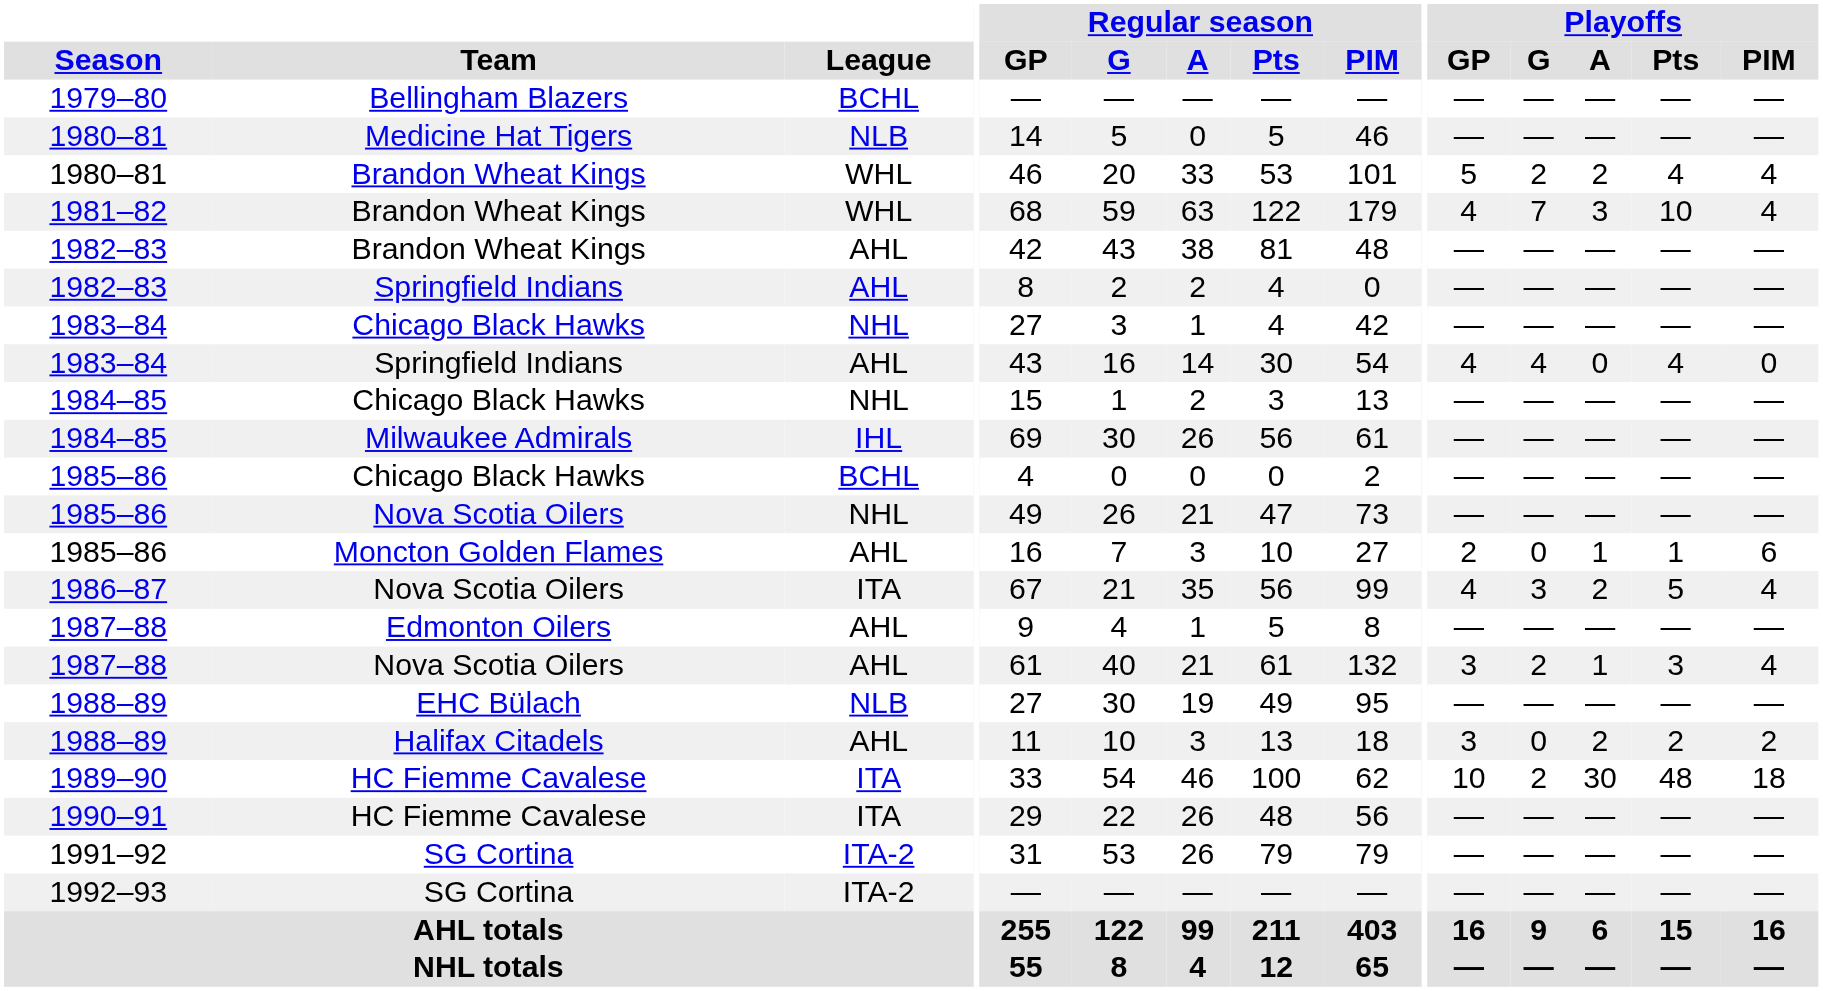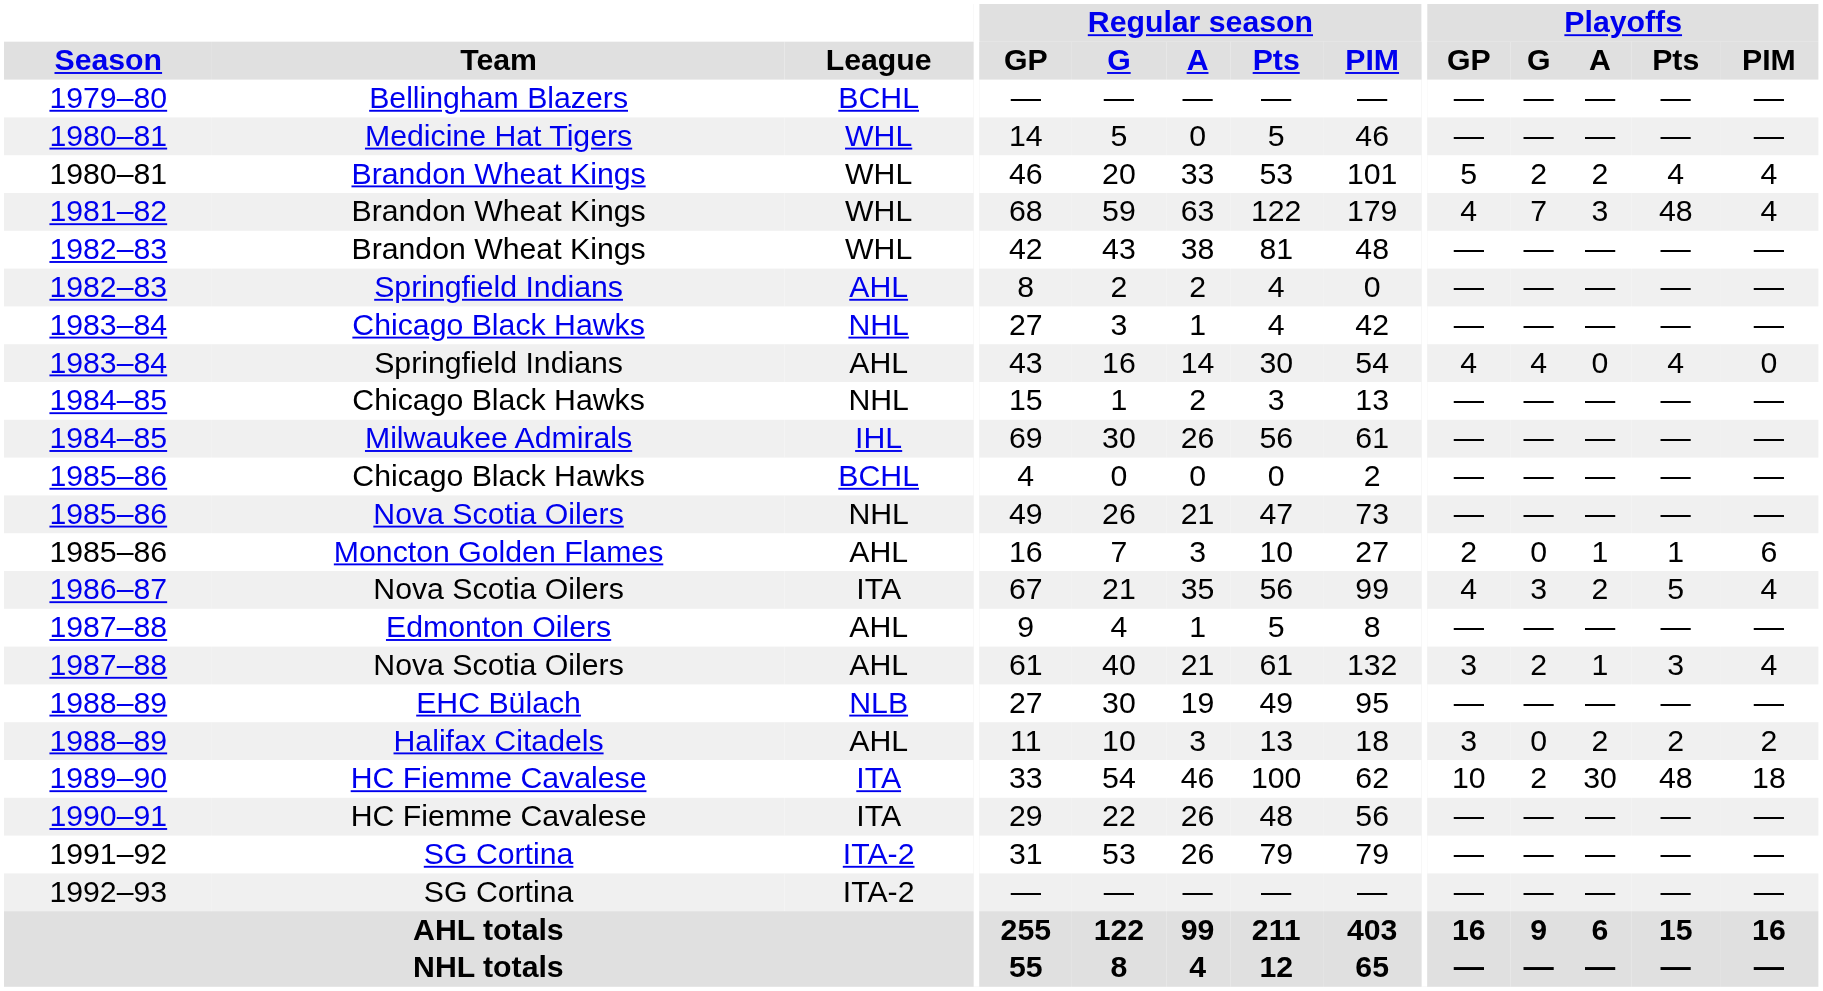(879, 135) NLB -> (879, 135) WHL
(1676, 211) 10 -> (1676, 211) 48
(879, 249) AHL -> (879, 249) WHL
